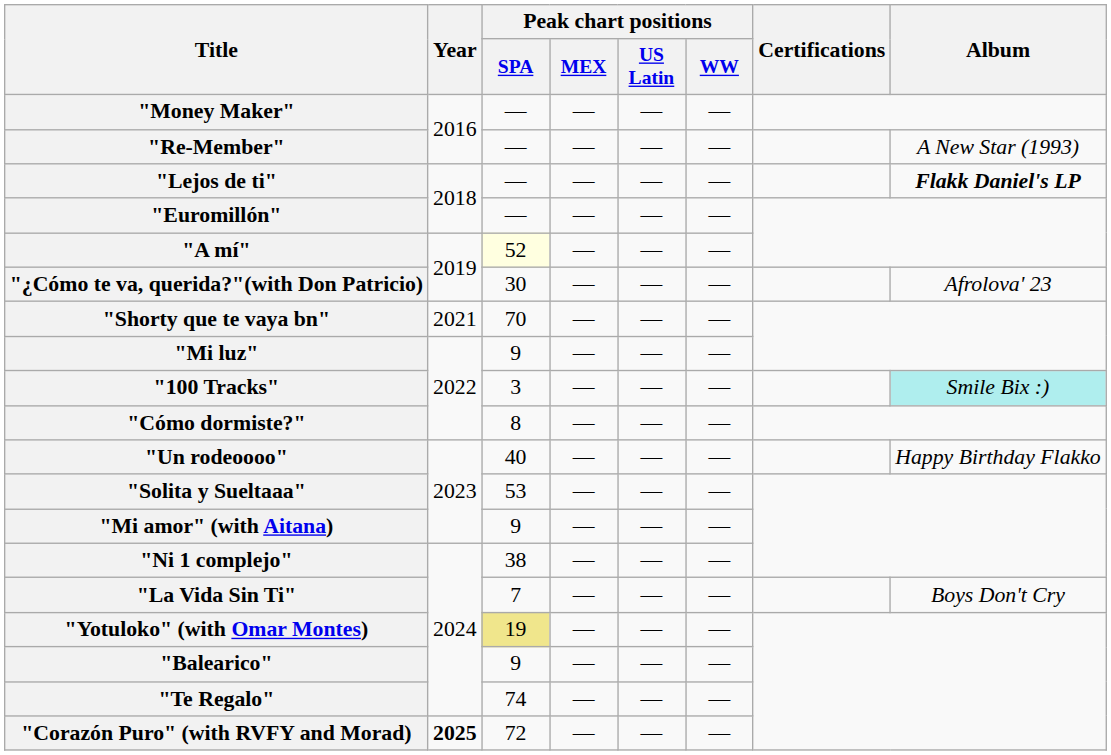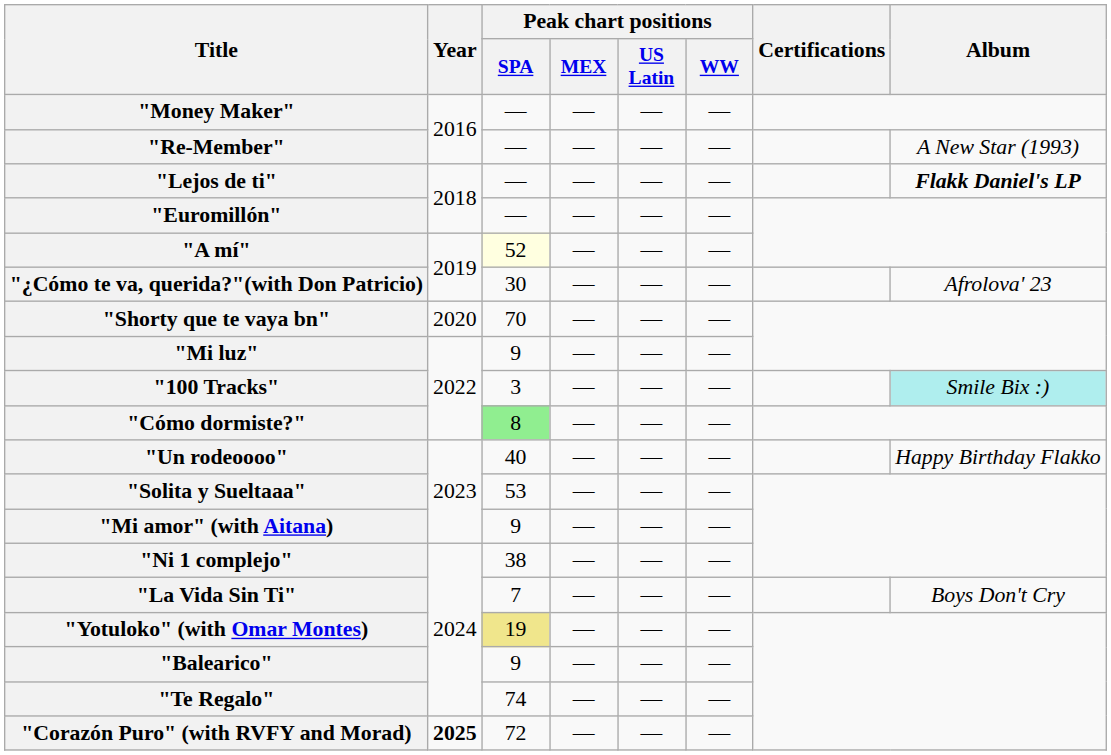(455, 318) 2021 -> (455, 318) 2020
(516, 422) no background -> (516, 422) lightgreen background
